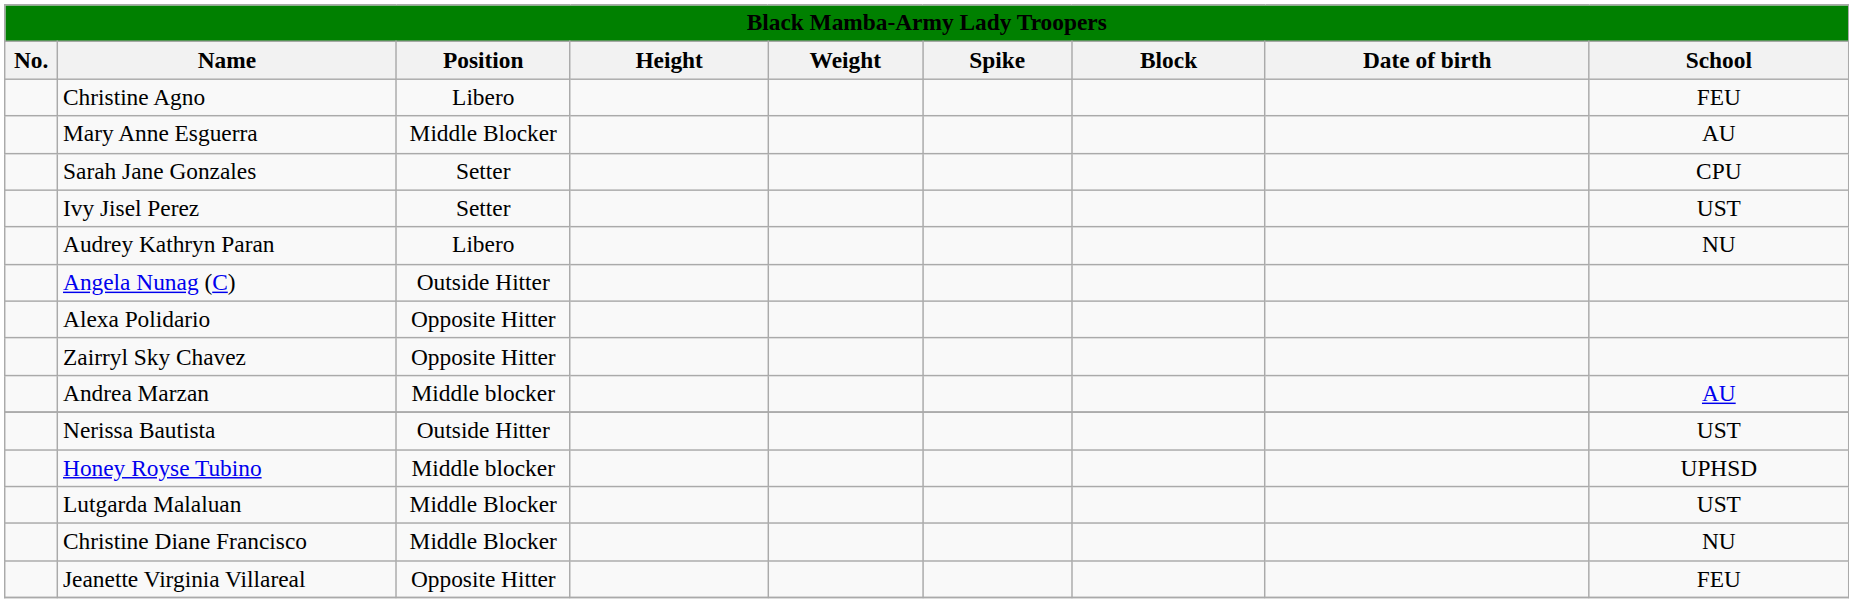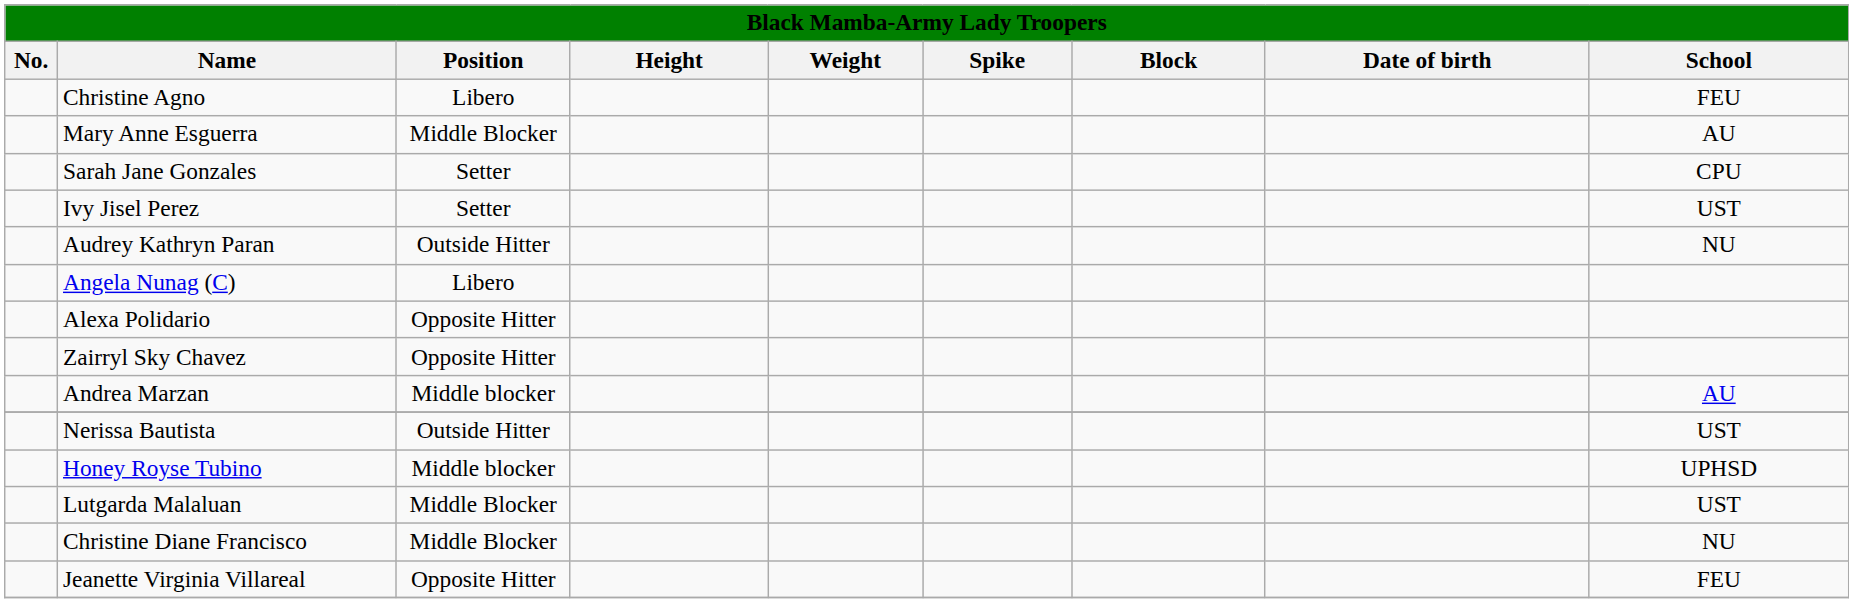(483, 245) Libero -> (483, 245) Outside Hitter
(483, 282) Outside Hitter -> (483, 282) Libero
